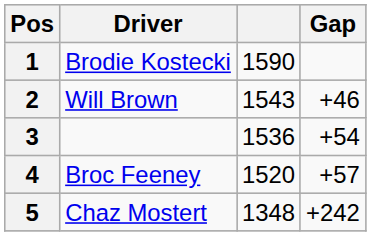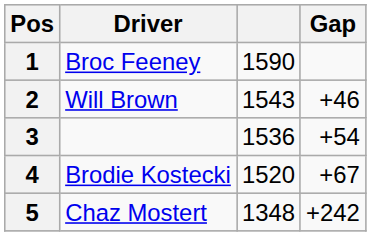(148, 62) Brodie Kostecki -> (133, 62) Broc Feeney
(133, 175) Broc Feeney -> (148, 175) Brodie Kostecki
(340, 175) +57 -> (340, 175) +67
